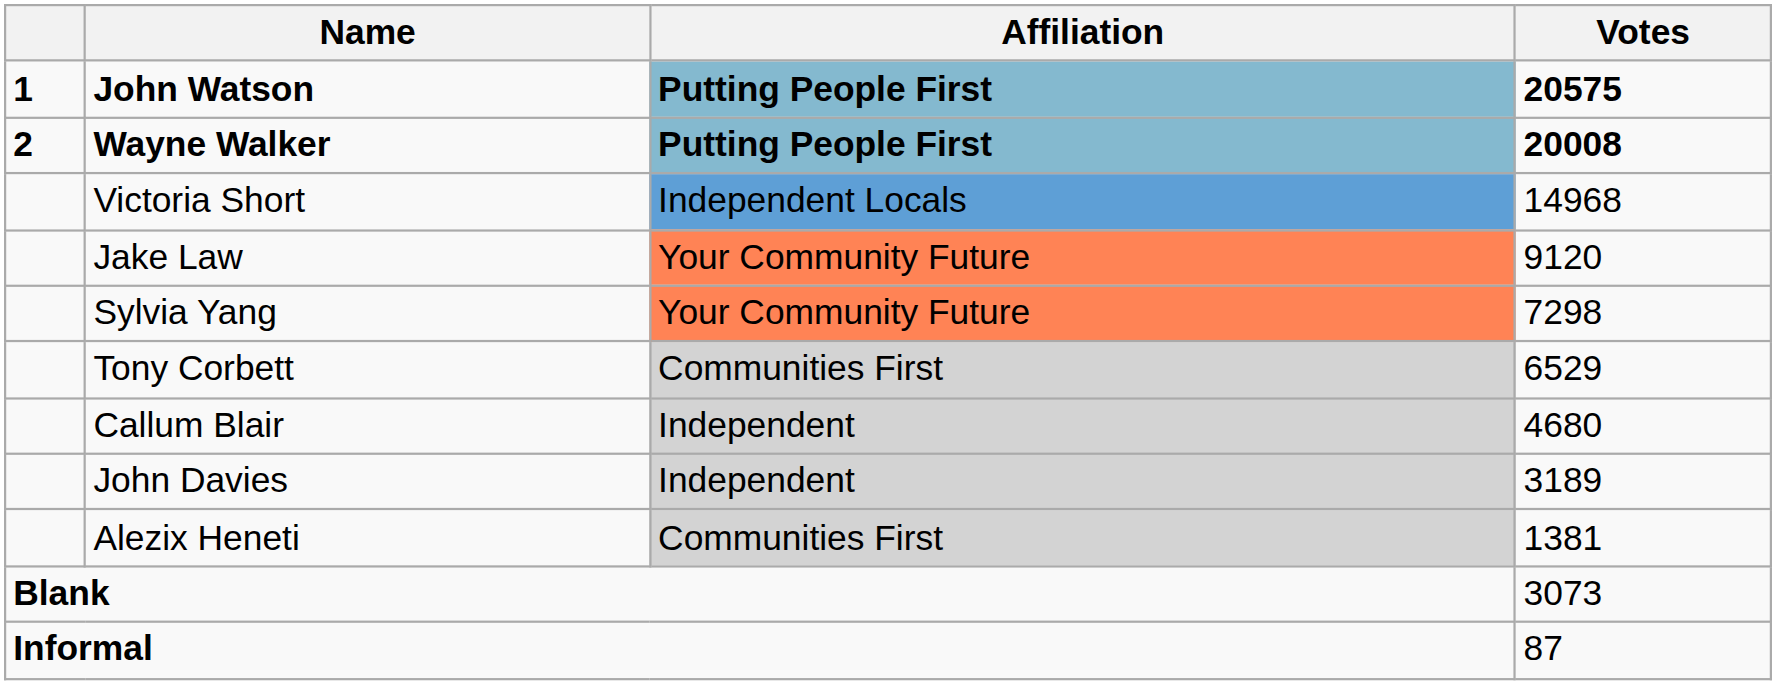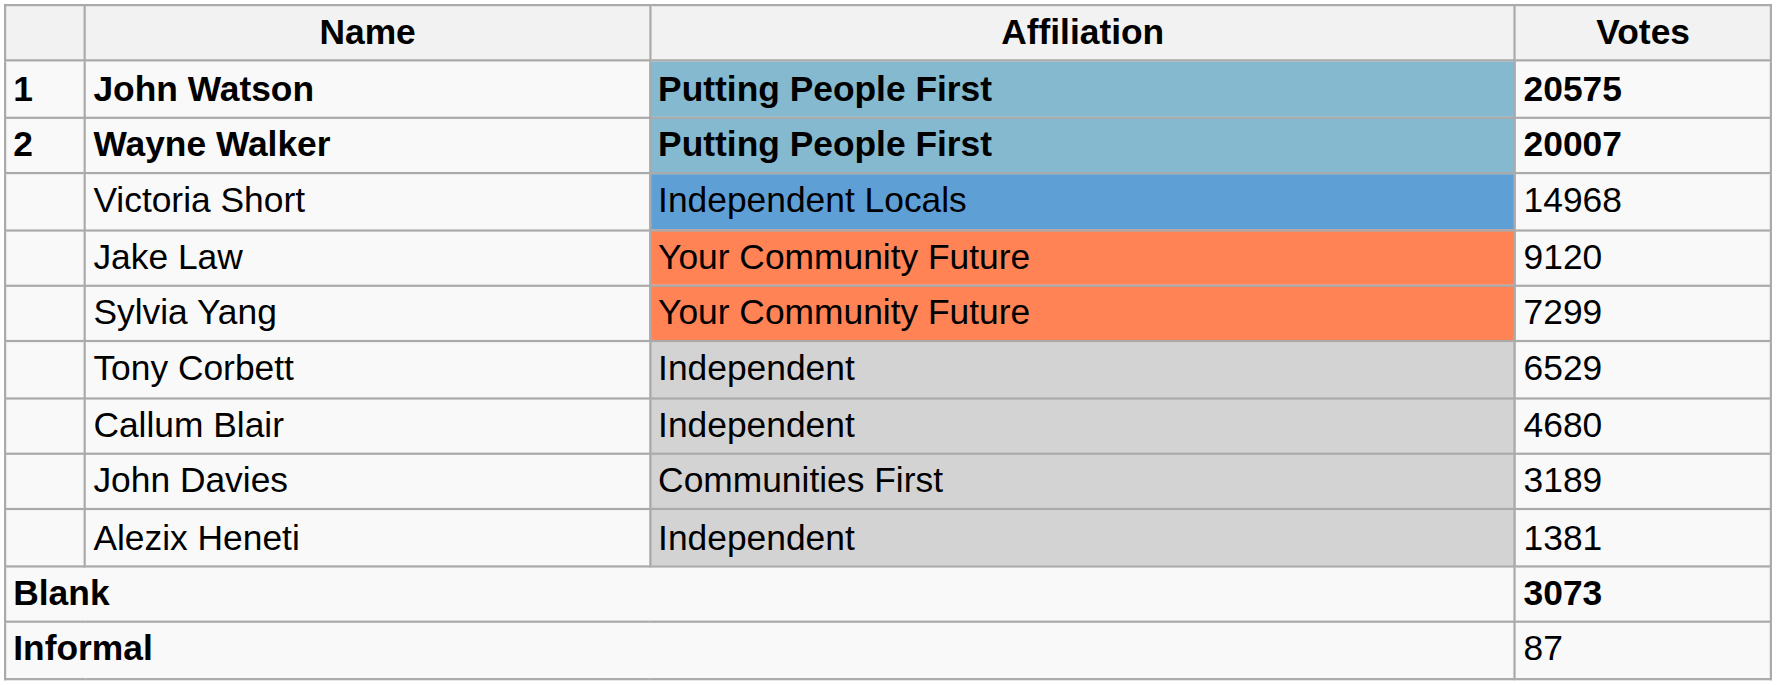(1573, 144) 20008 -> (1573, 144) 20007
(1563, 312) 7298 -> (1563, 312) 7299
(801, 369) Communities First -> (756, 369) Independent
(756, 481) Independent -> (801, 481) Communities First
(801, 537) Communities First -> (756, 537) Independent
(1563, 593) normal -> (1563, 593) bold
